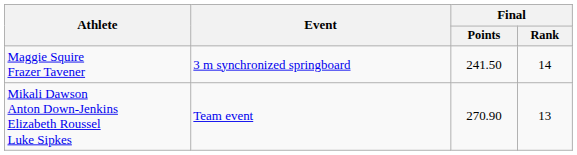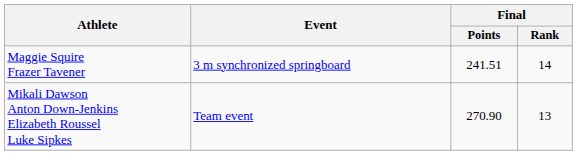(484, 64) 241.50 -> (484, 64) 241.51
